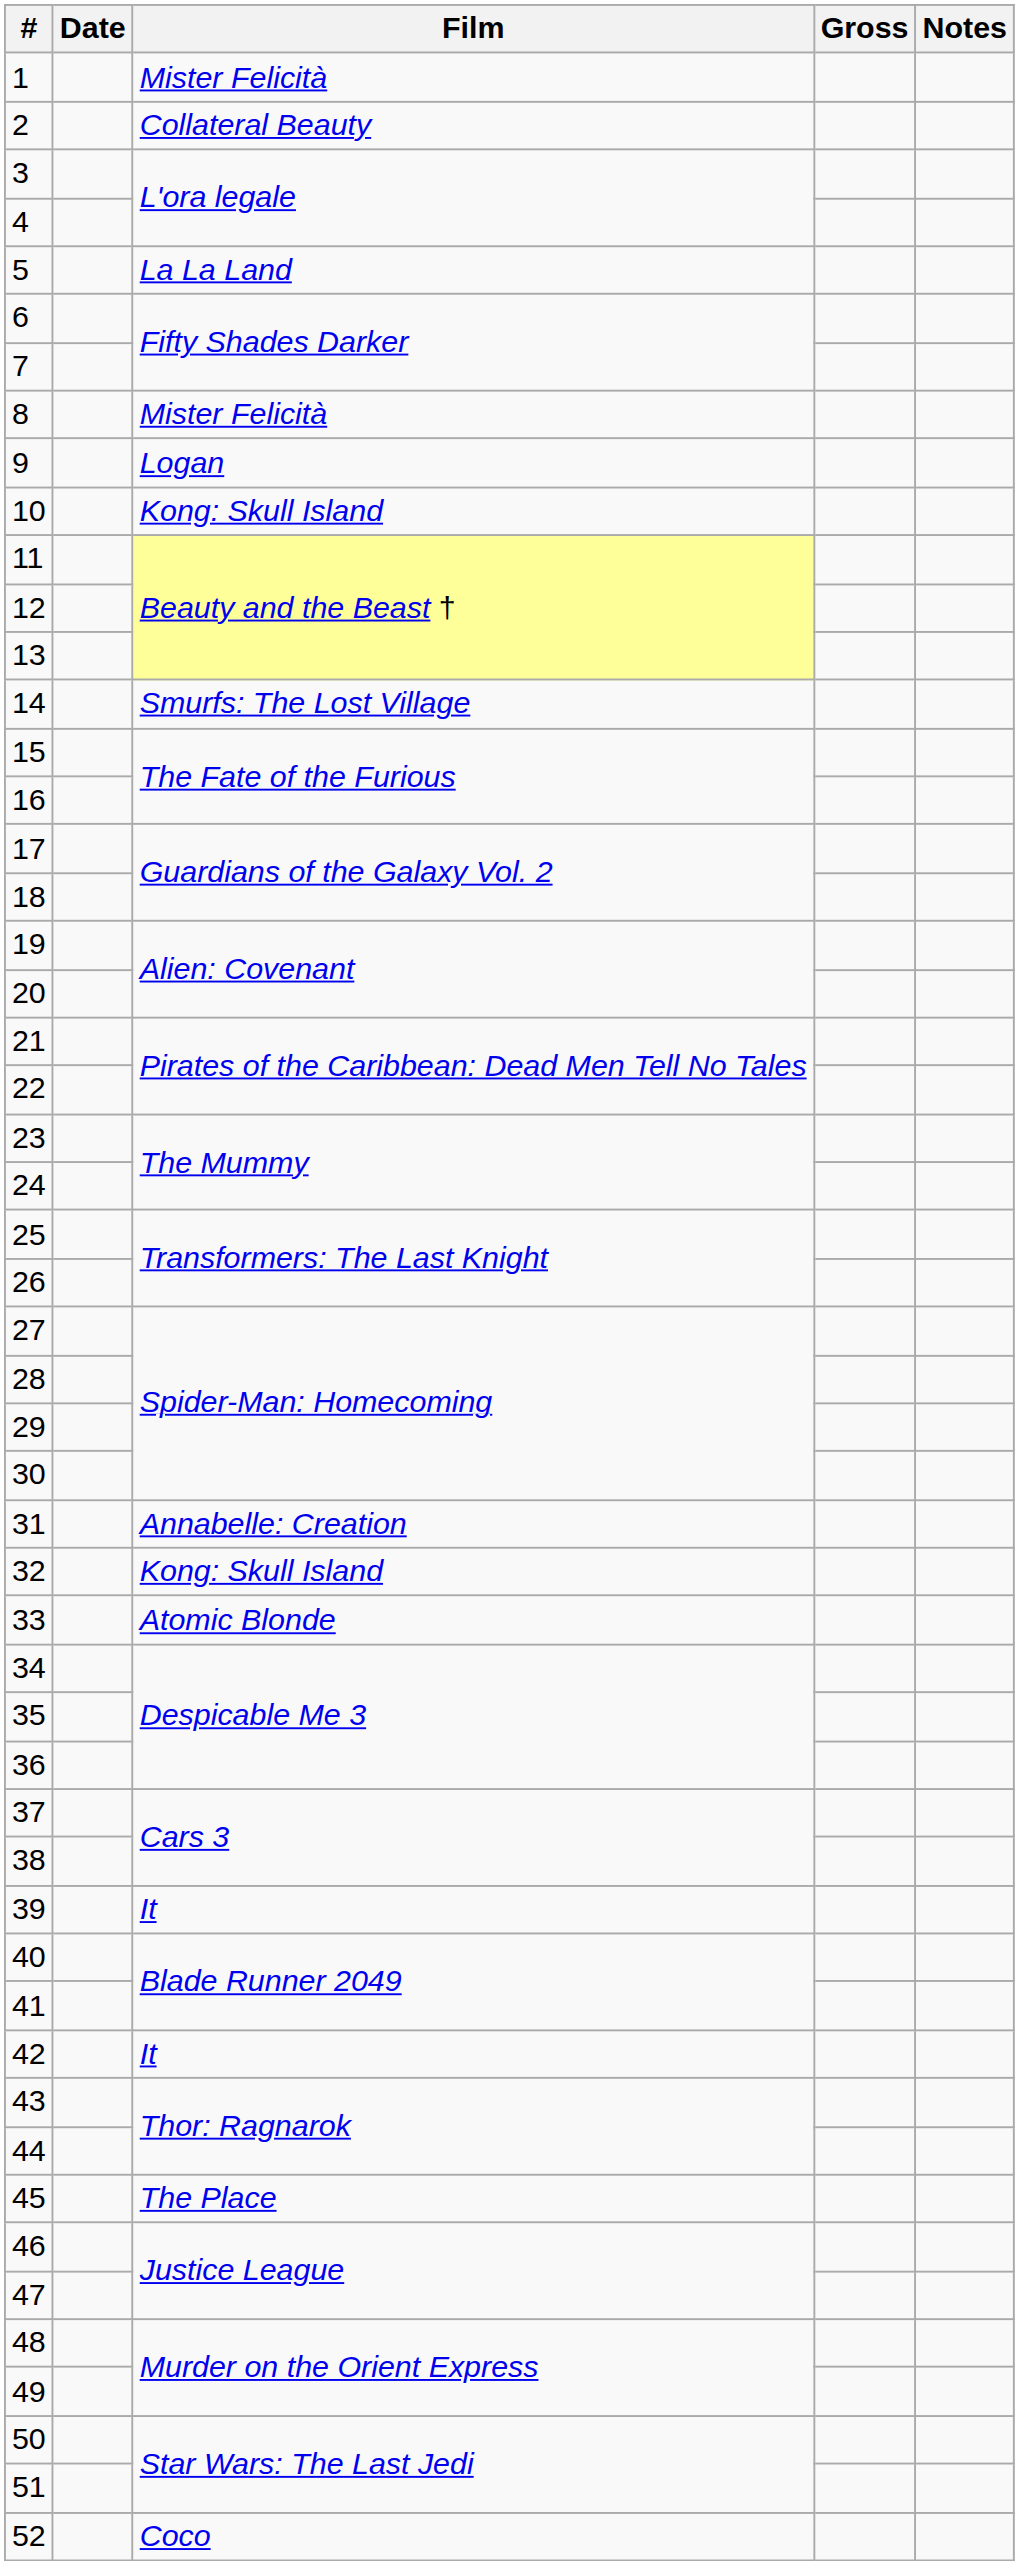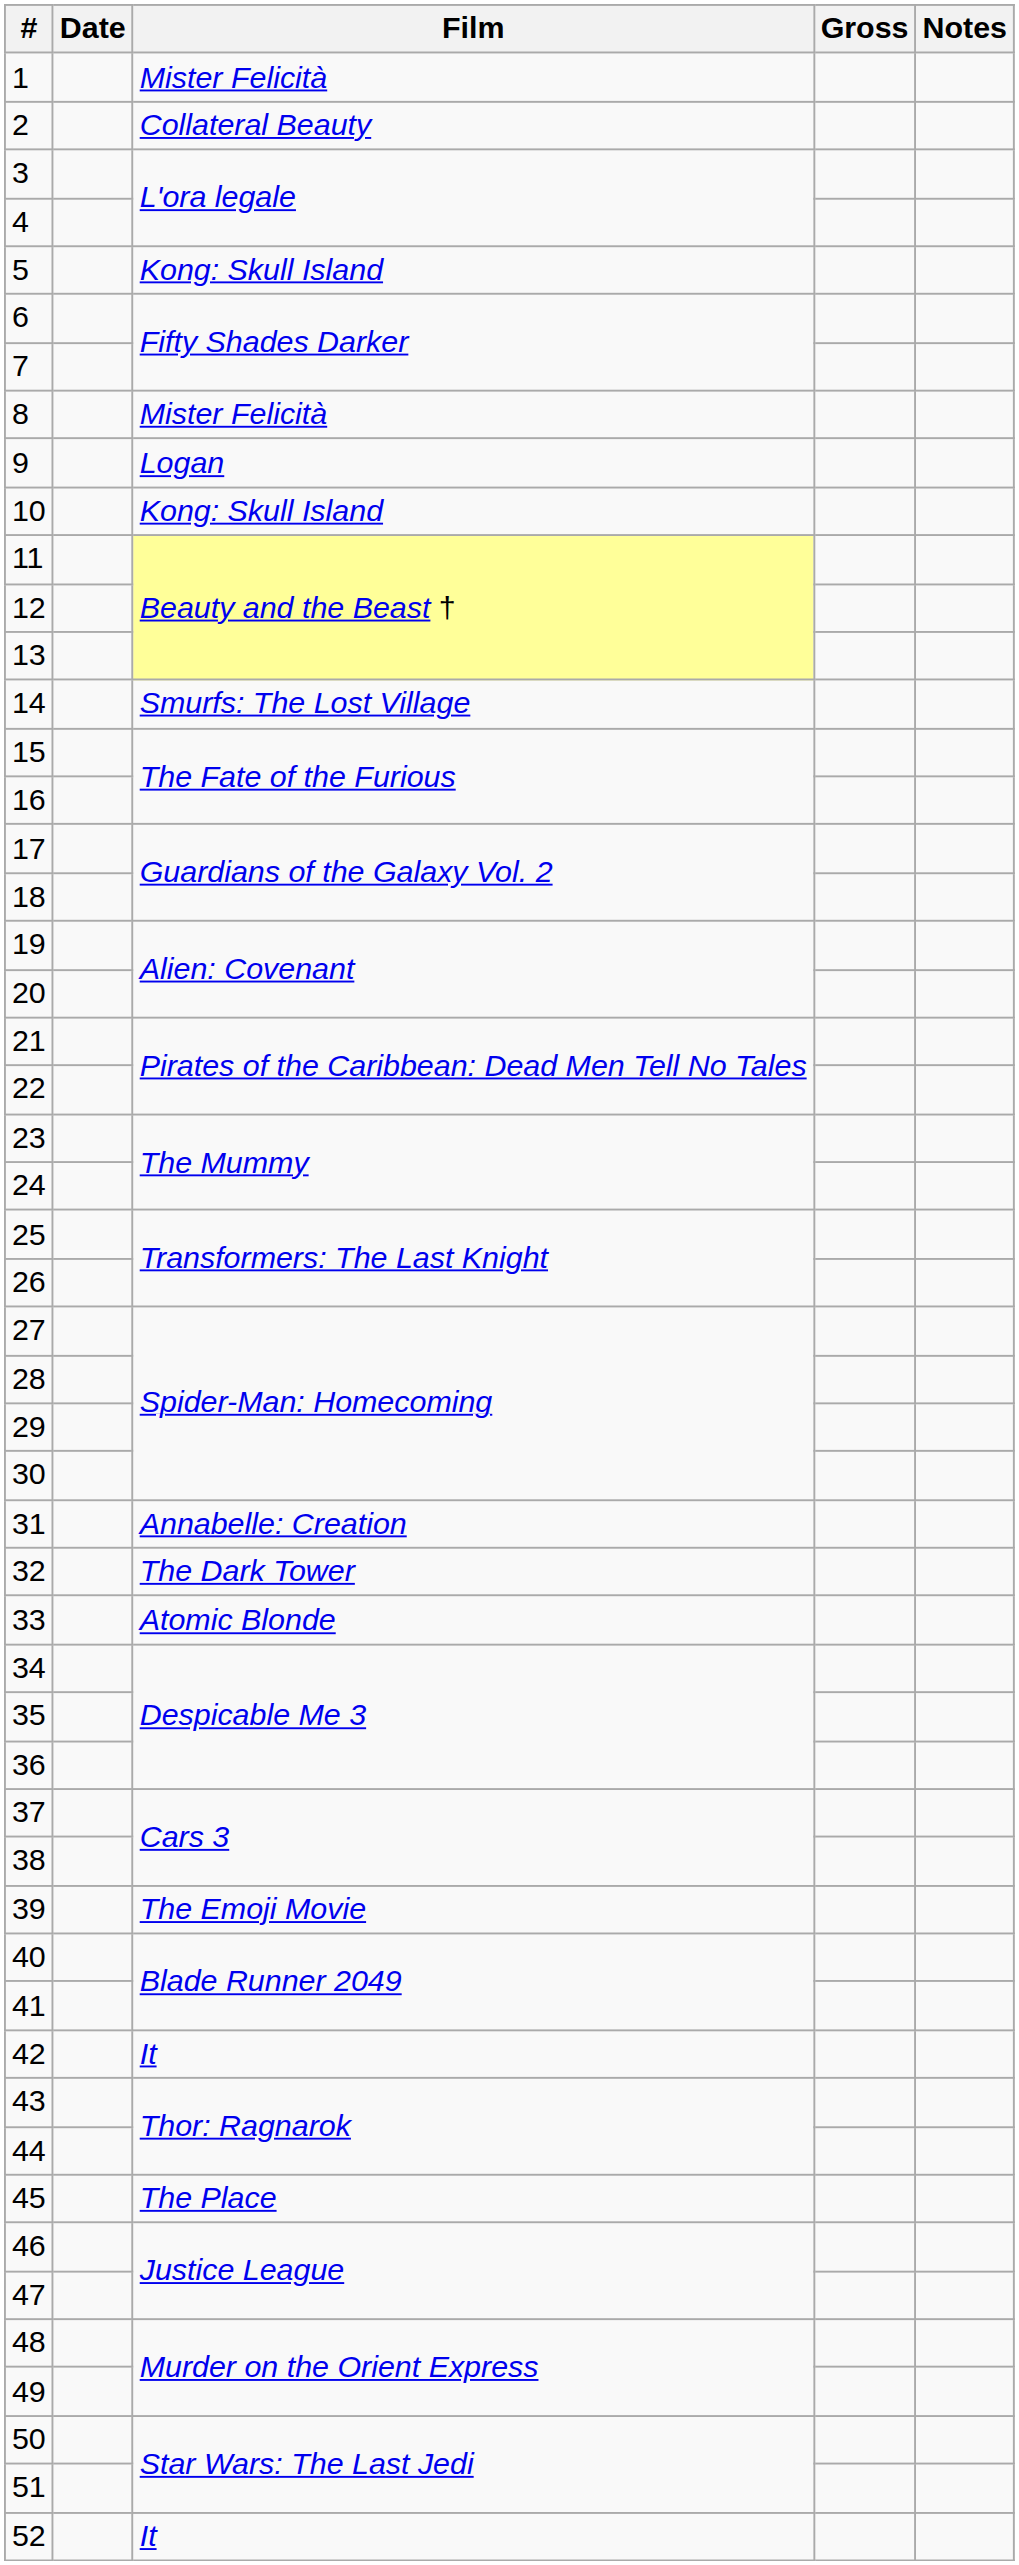(216, 269) La La Land -> (261, 269) Kong: Skull Island
(261, 1571) Kong: Skull Island -> (247, 1571) The Dark Tower
(148, 1908) It -> (253, 1908) The Emoji Movie
(175, 2535) Coco -> (148, 2535) It
